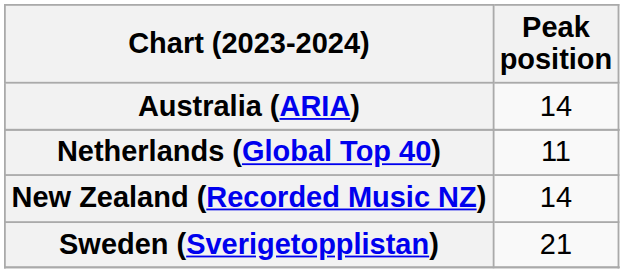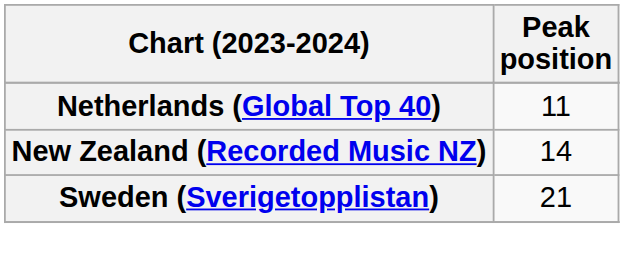- row: (249, 105)
